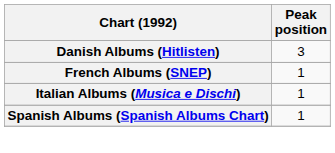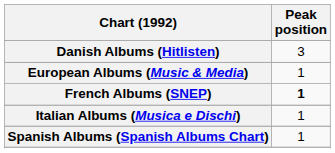+ row: (138, 72)
(301, 72) normal -> (301, 94) bold
